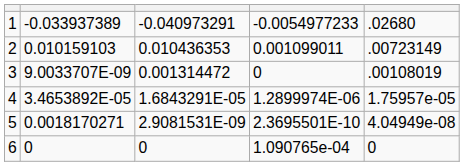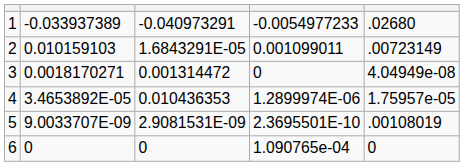(184, 49) 0.010436353 -> (192, 49) 1.6843291E-05
(78, 73) 9.0033707E-09 -> (74, 73) 0.0018170271
(405, 73) .00108019 -> (412, 73) 4.04949e-08
(192, 98) 1.6843291E-05 -> (184, 98) 0.010436353
(74, 123) 0.0018170271 -> (78, 123) 9.0033707E-09
(412, 123) 4.04949e-08 -> (405, 123) .00108019
